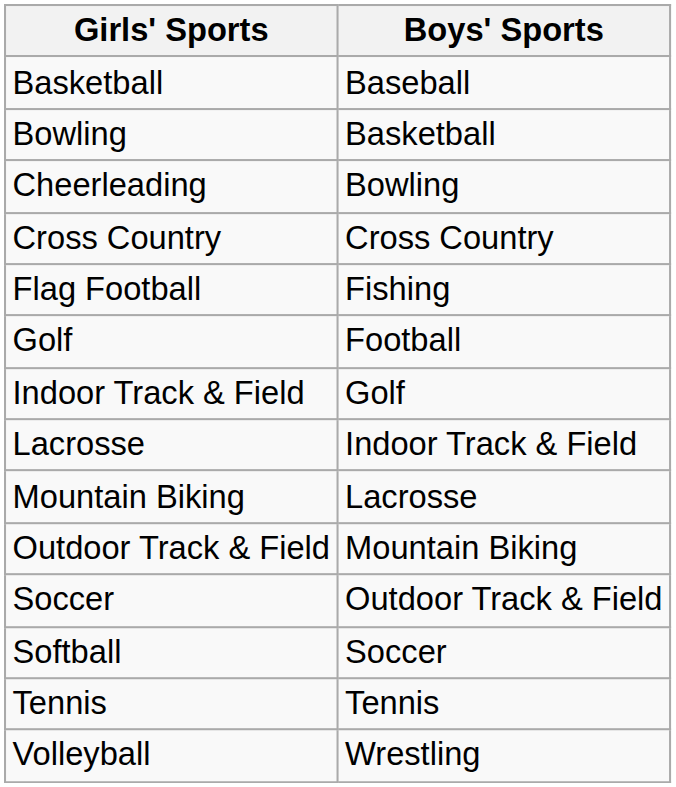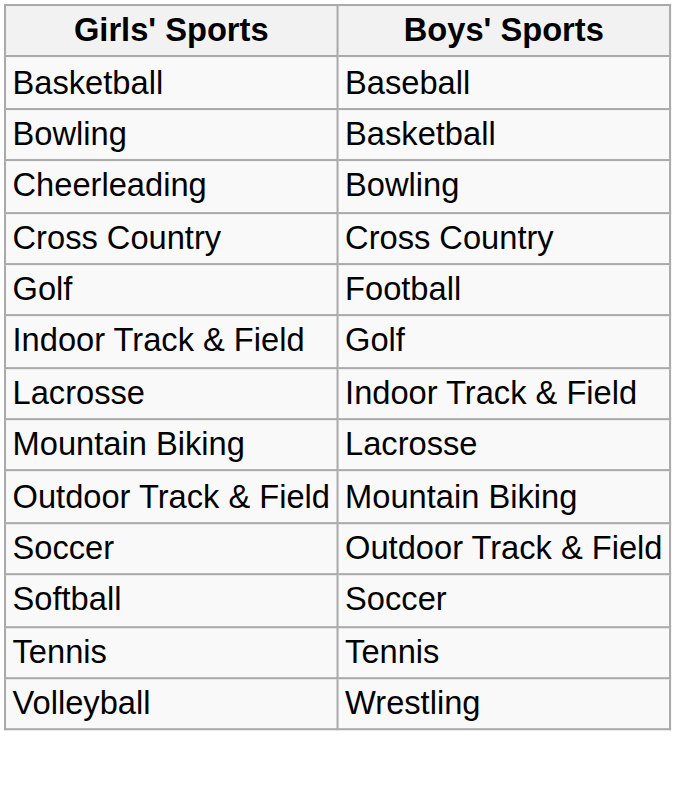- row: (107, 289)
